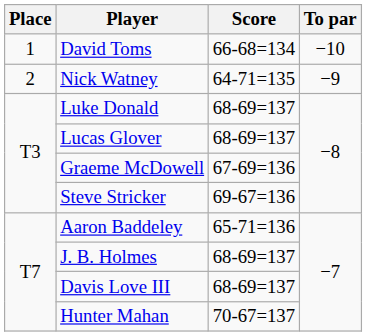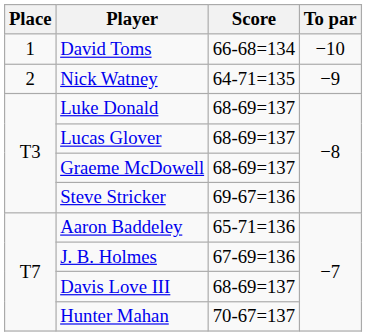(254, 167) 67-69=136 -> (254, 167) 68-69=137
(254, 256) 68-69=137 -> (254, 256) 67-69=136
